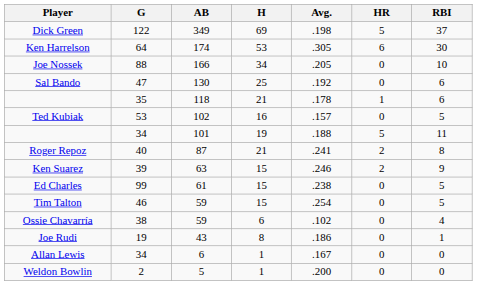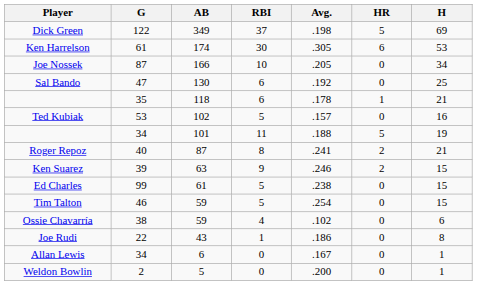columns swapped: (261, 13) <-> (442, 13)
(141, 47) 64 -> (141, 47) 61
(141, 64) 88 -> (141, 64) 87
(141, 237) 19 -> (141, 237) 22
